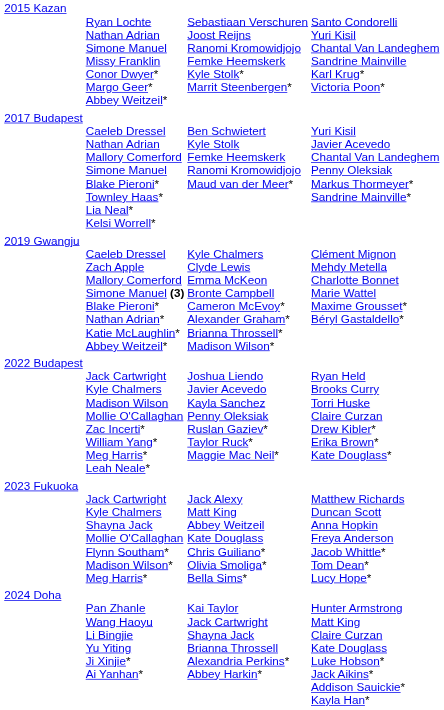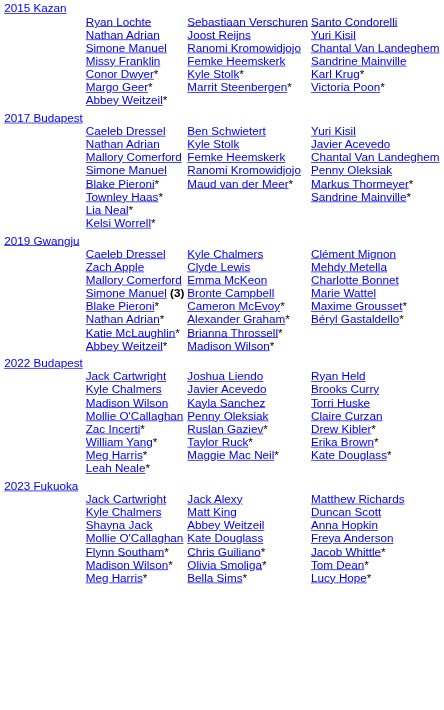- row: (33, 595)
